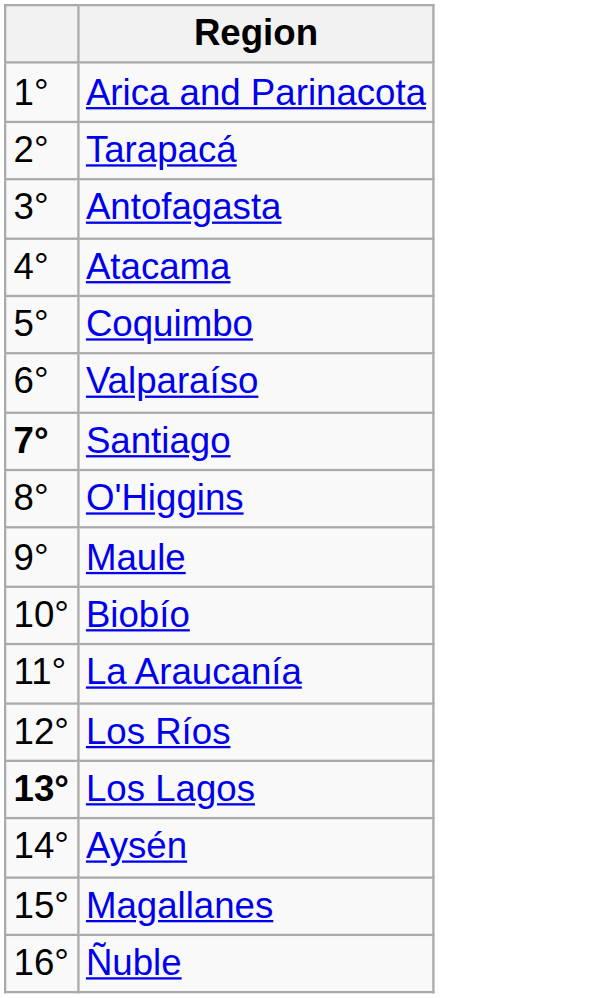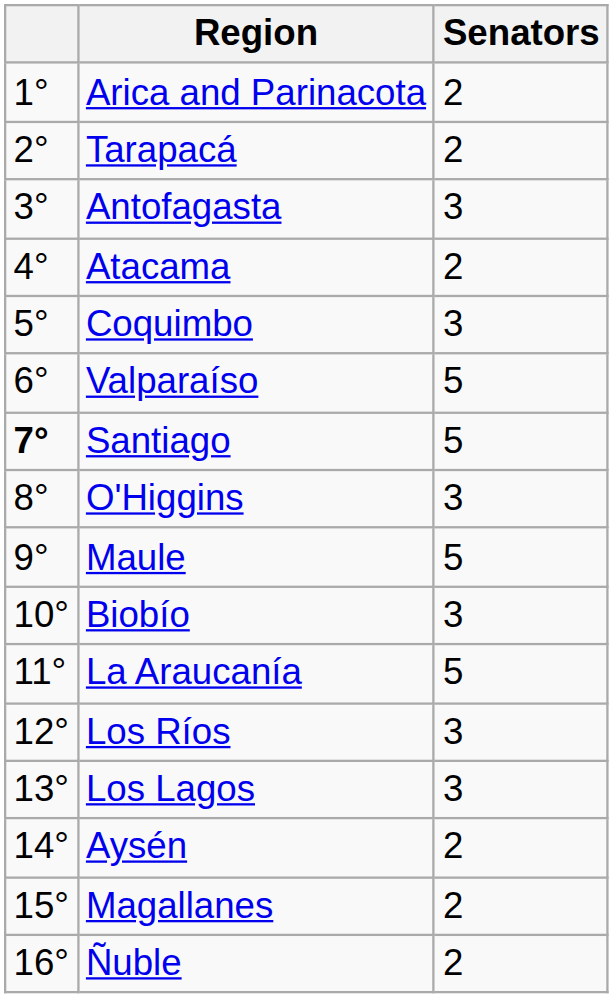+ column: (521, 33)
(41, 788) bold -> (41, 788) normal
